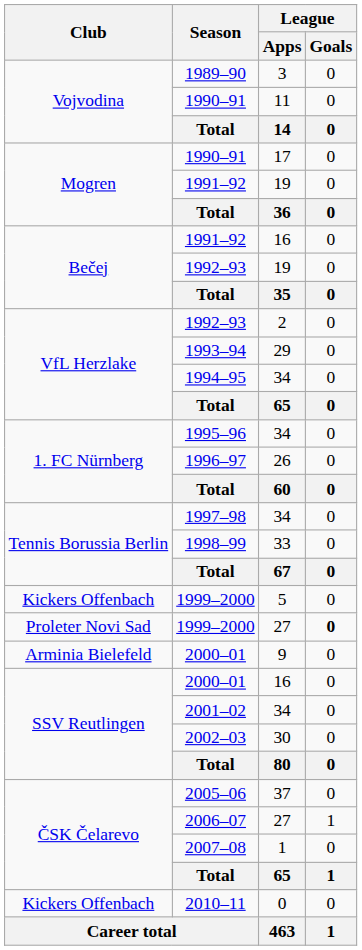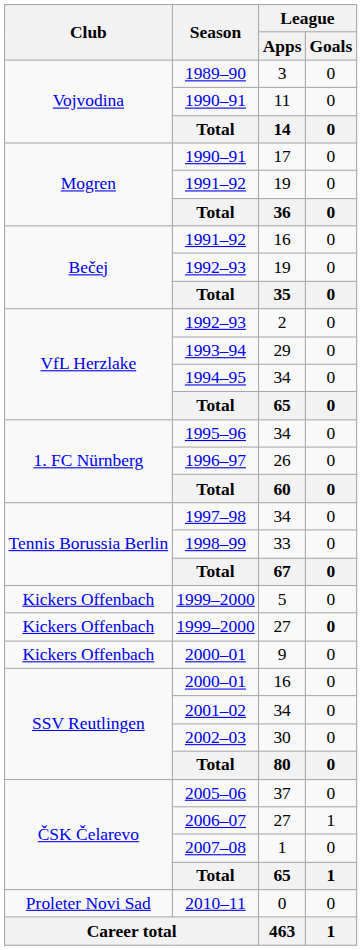(88, 626) Proleter Novi Sad -> (88, 626) Kickers Offenbach
(88, 654) Arminia Bielefeld -> (88, 654) Kickers Offenbach
(88, 903) Kickers Offenbach -> (88, 903) Proleter Novi Sad
